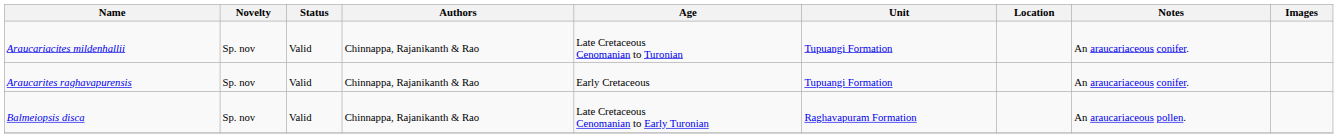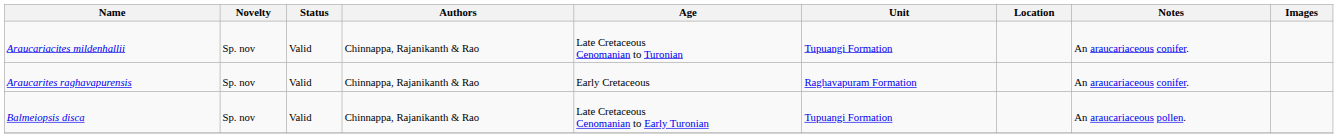(848, 83) Tupuangi Formation -> (861, 83) Raghavapuram Formation
(861, 118) Raghavapuram Formation -> (848, 118) Tupuangi Formation
